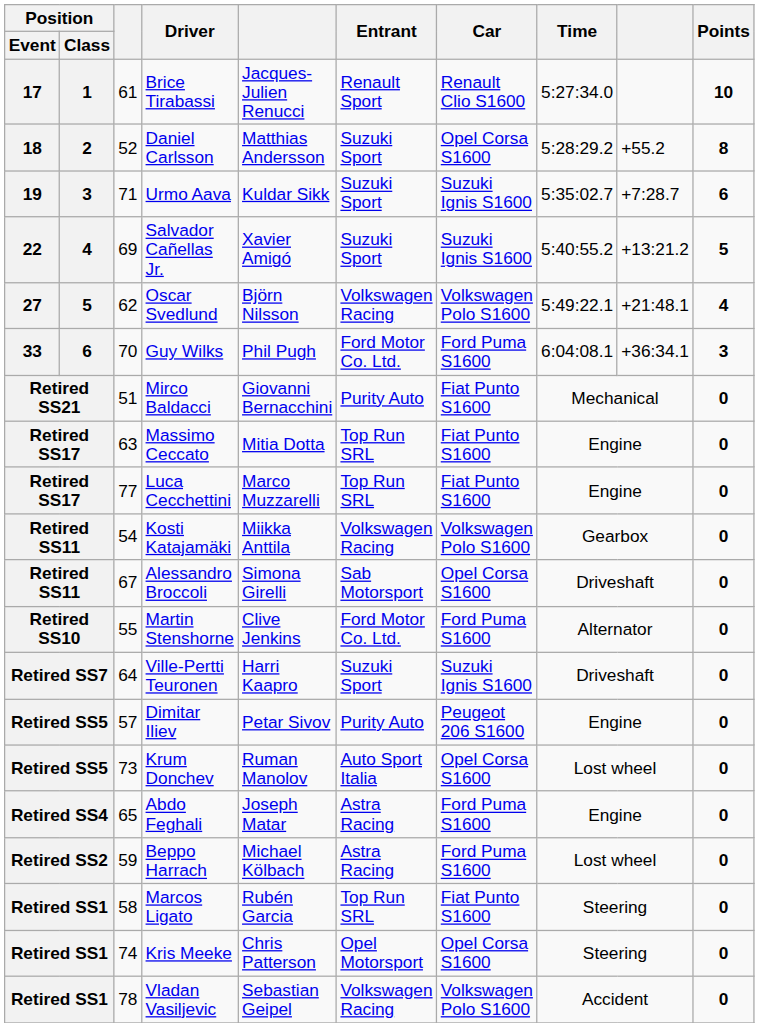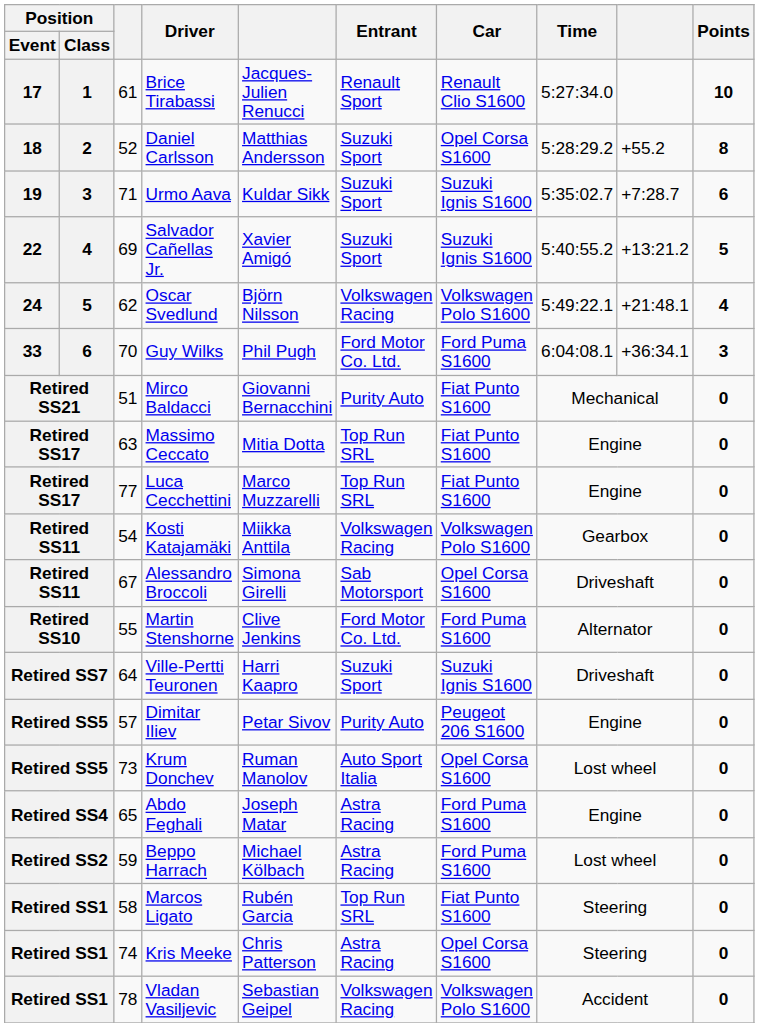(32, 305) 27 -> (32, 305) 24
(382, 953) Opel Motorsport -> (367, 953) Astra Racing
